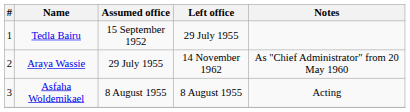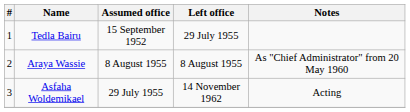(136, 64) 29 July 1955 -> (136, 64) 8 August 1955
(211, 64) 14 November 1962 -> (211, 64) 8 August 1955
(136, 92) 8 August 1955 -> (136, 92) 29 July 1955
(211, 92) 8 August 1955 -> (211, 92) 14 November 1962
